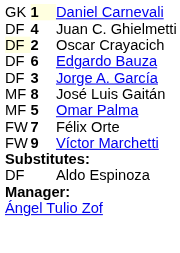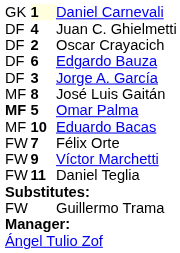(15, 45) lightyellow background -> (15, 45) no background
(16, 110) normal -> (16, 110) bold
+ row: (106, 126)
+ row: (98, 175)
+ row: (110, 208)
- row: (103, 175)
